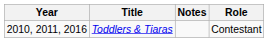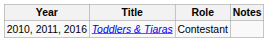columns swapped: (236, 12) <-> (192, 12)
